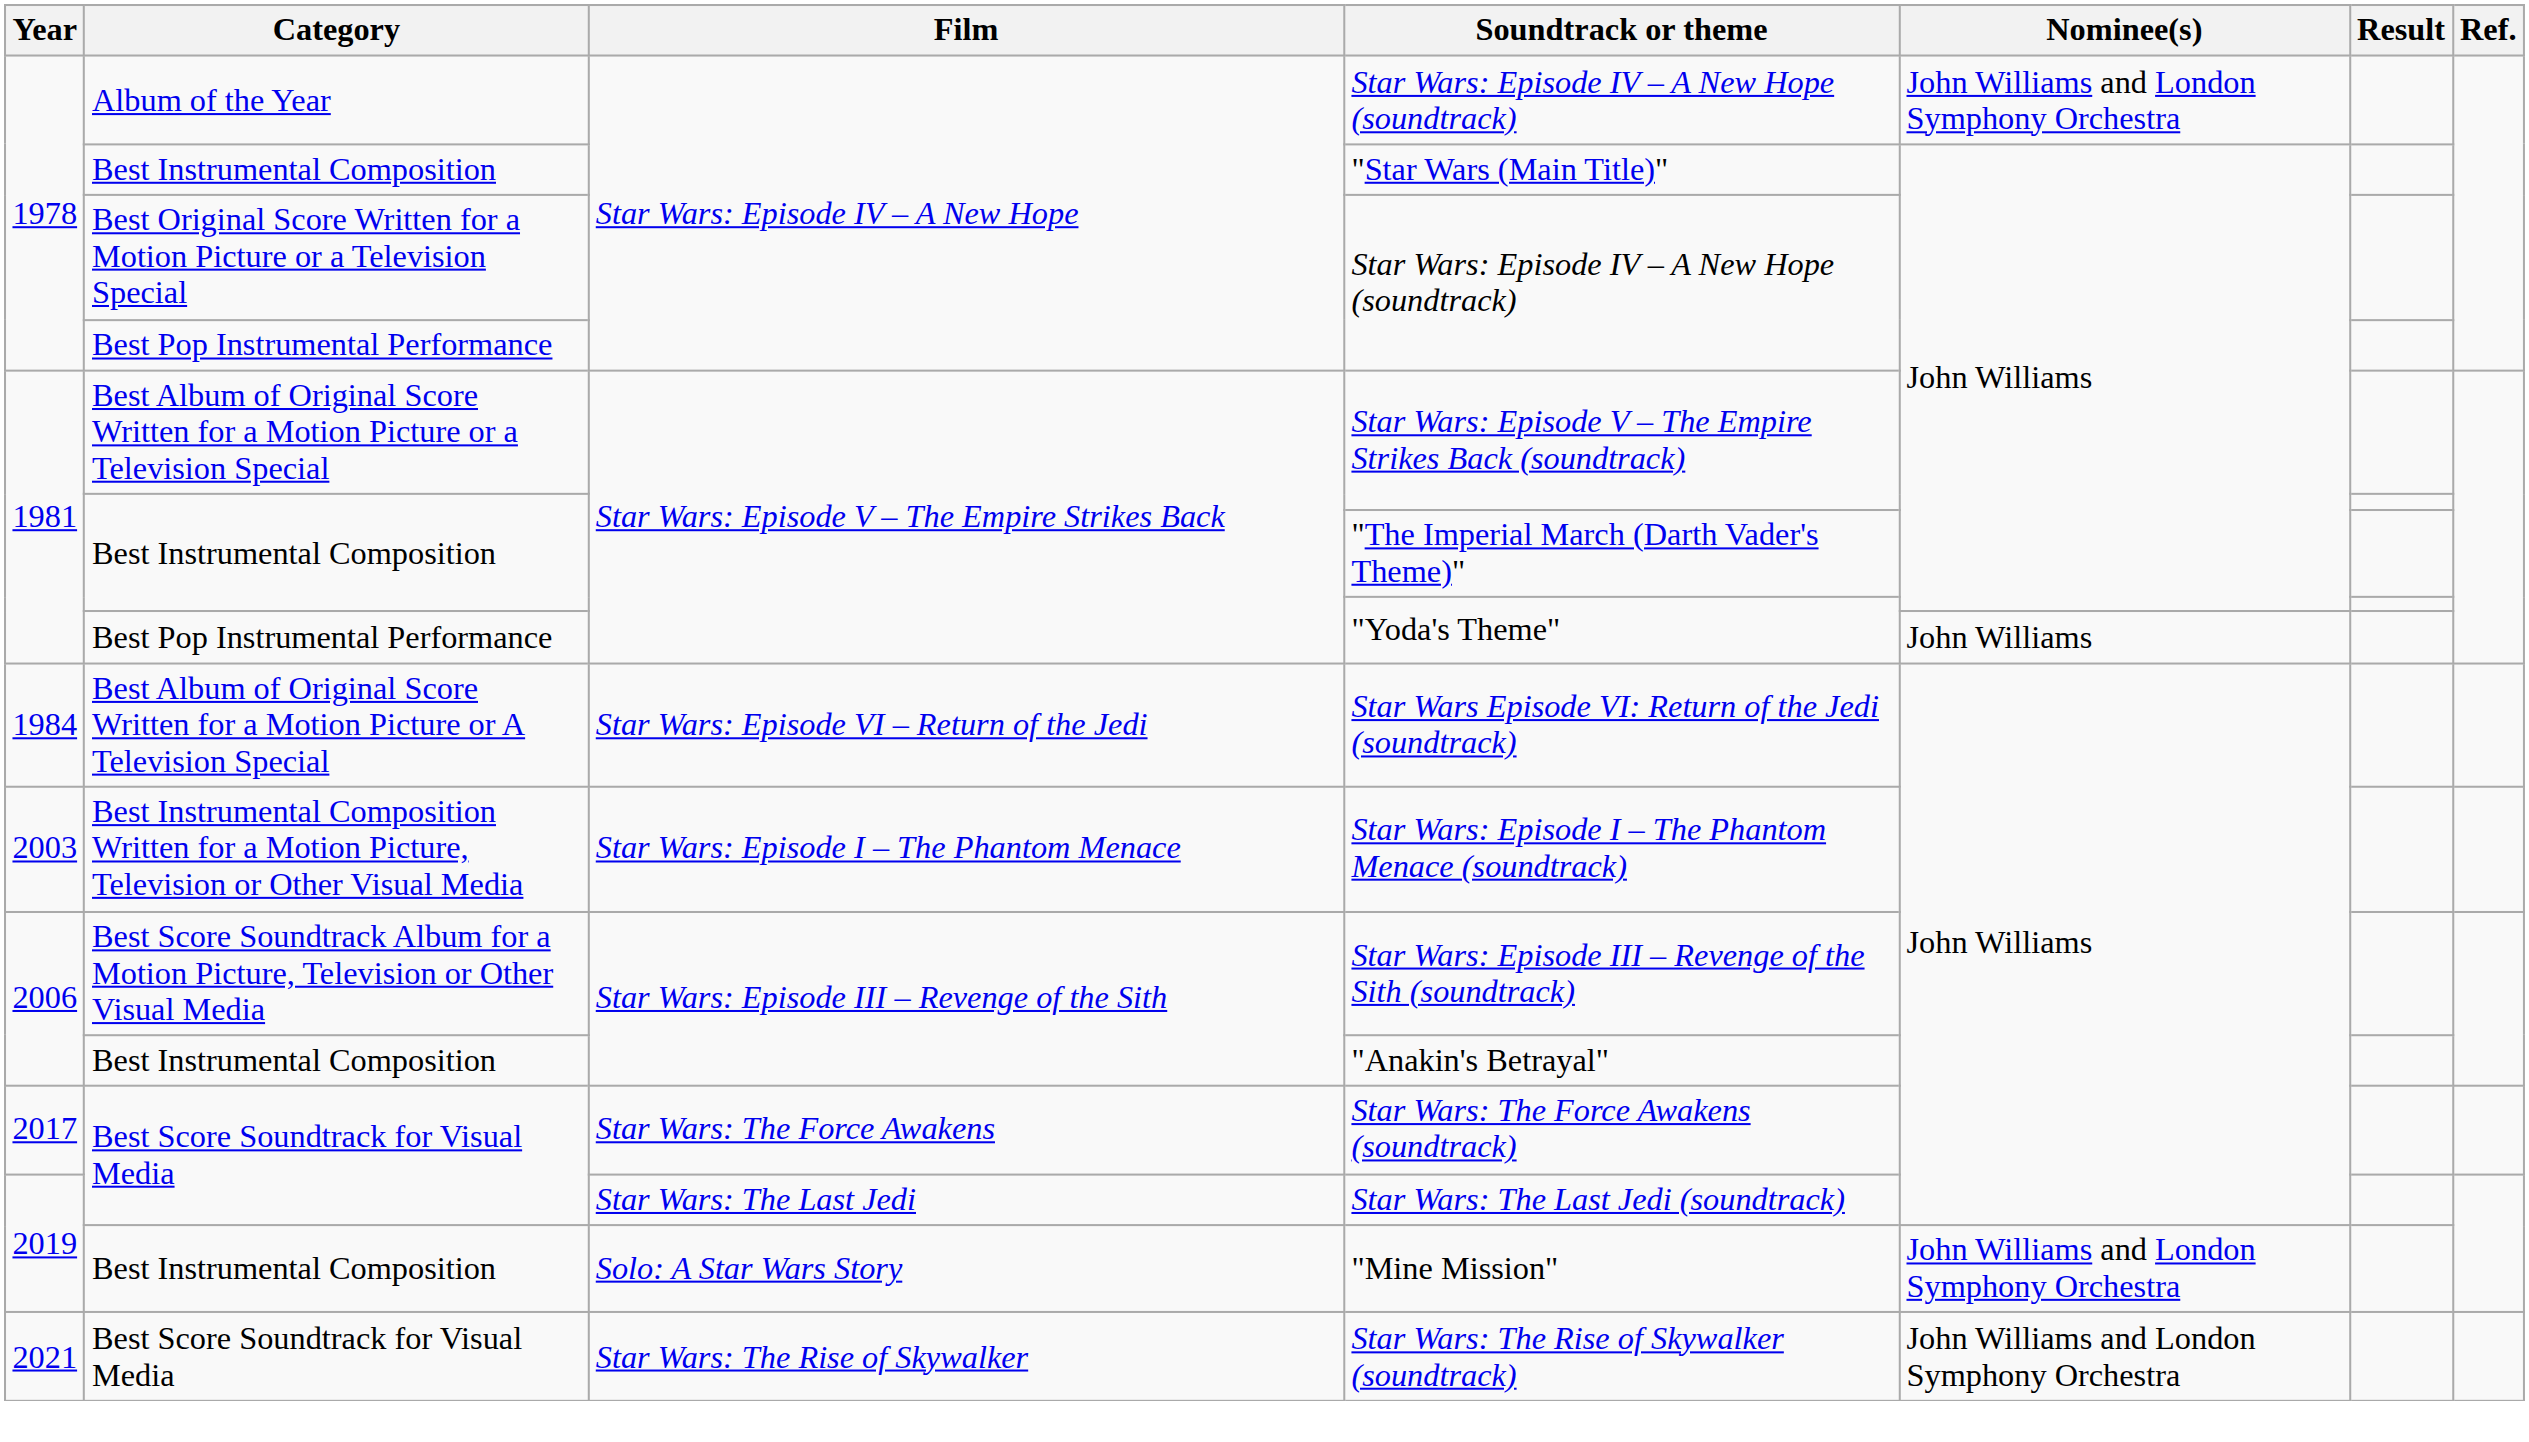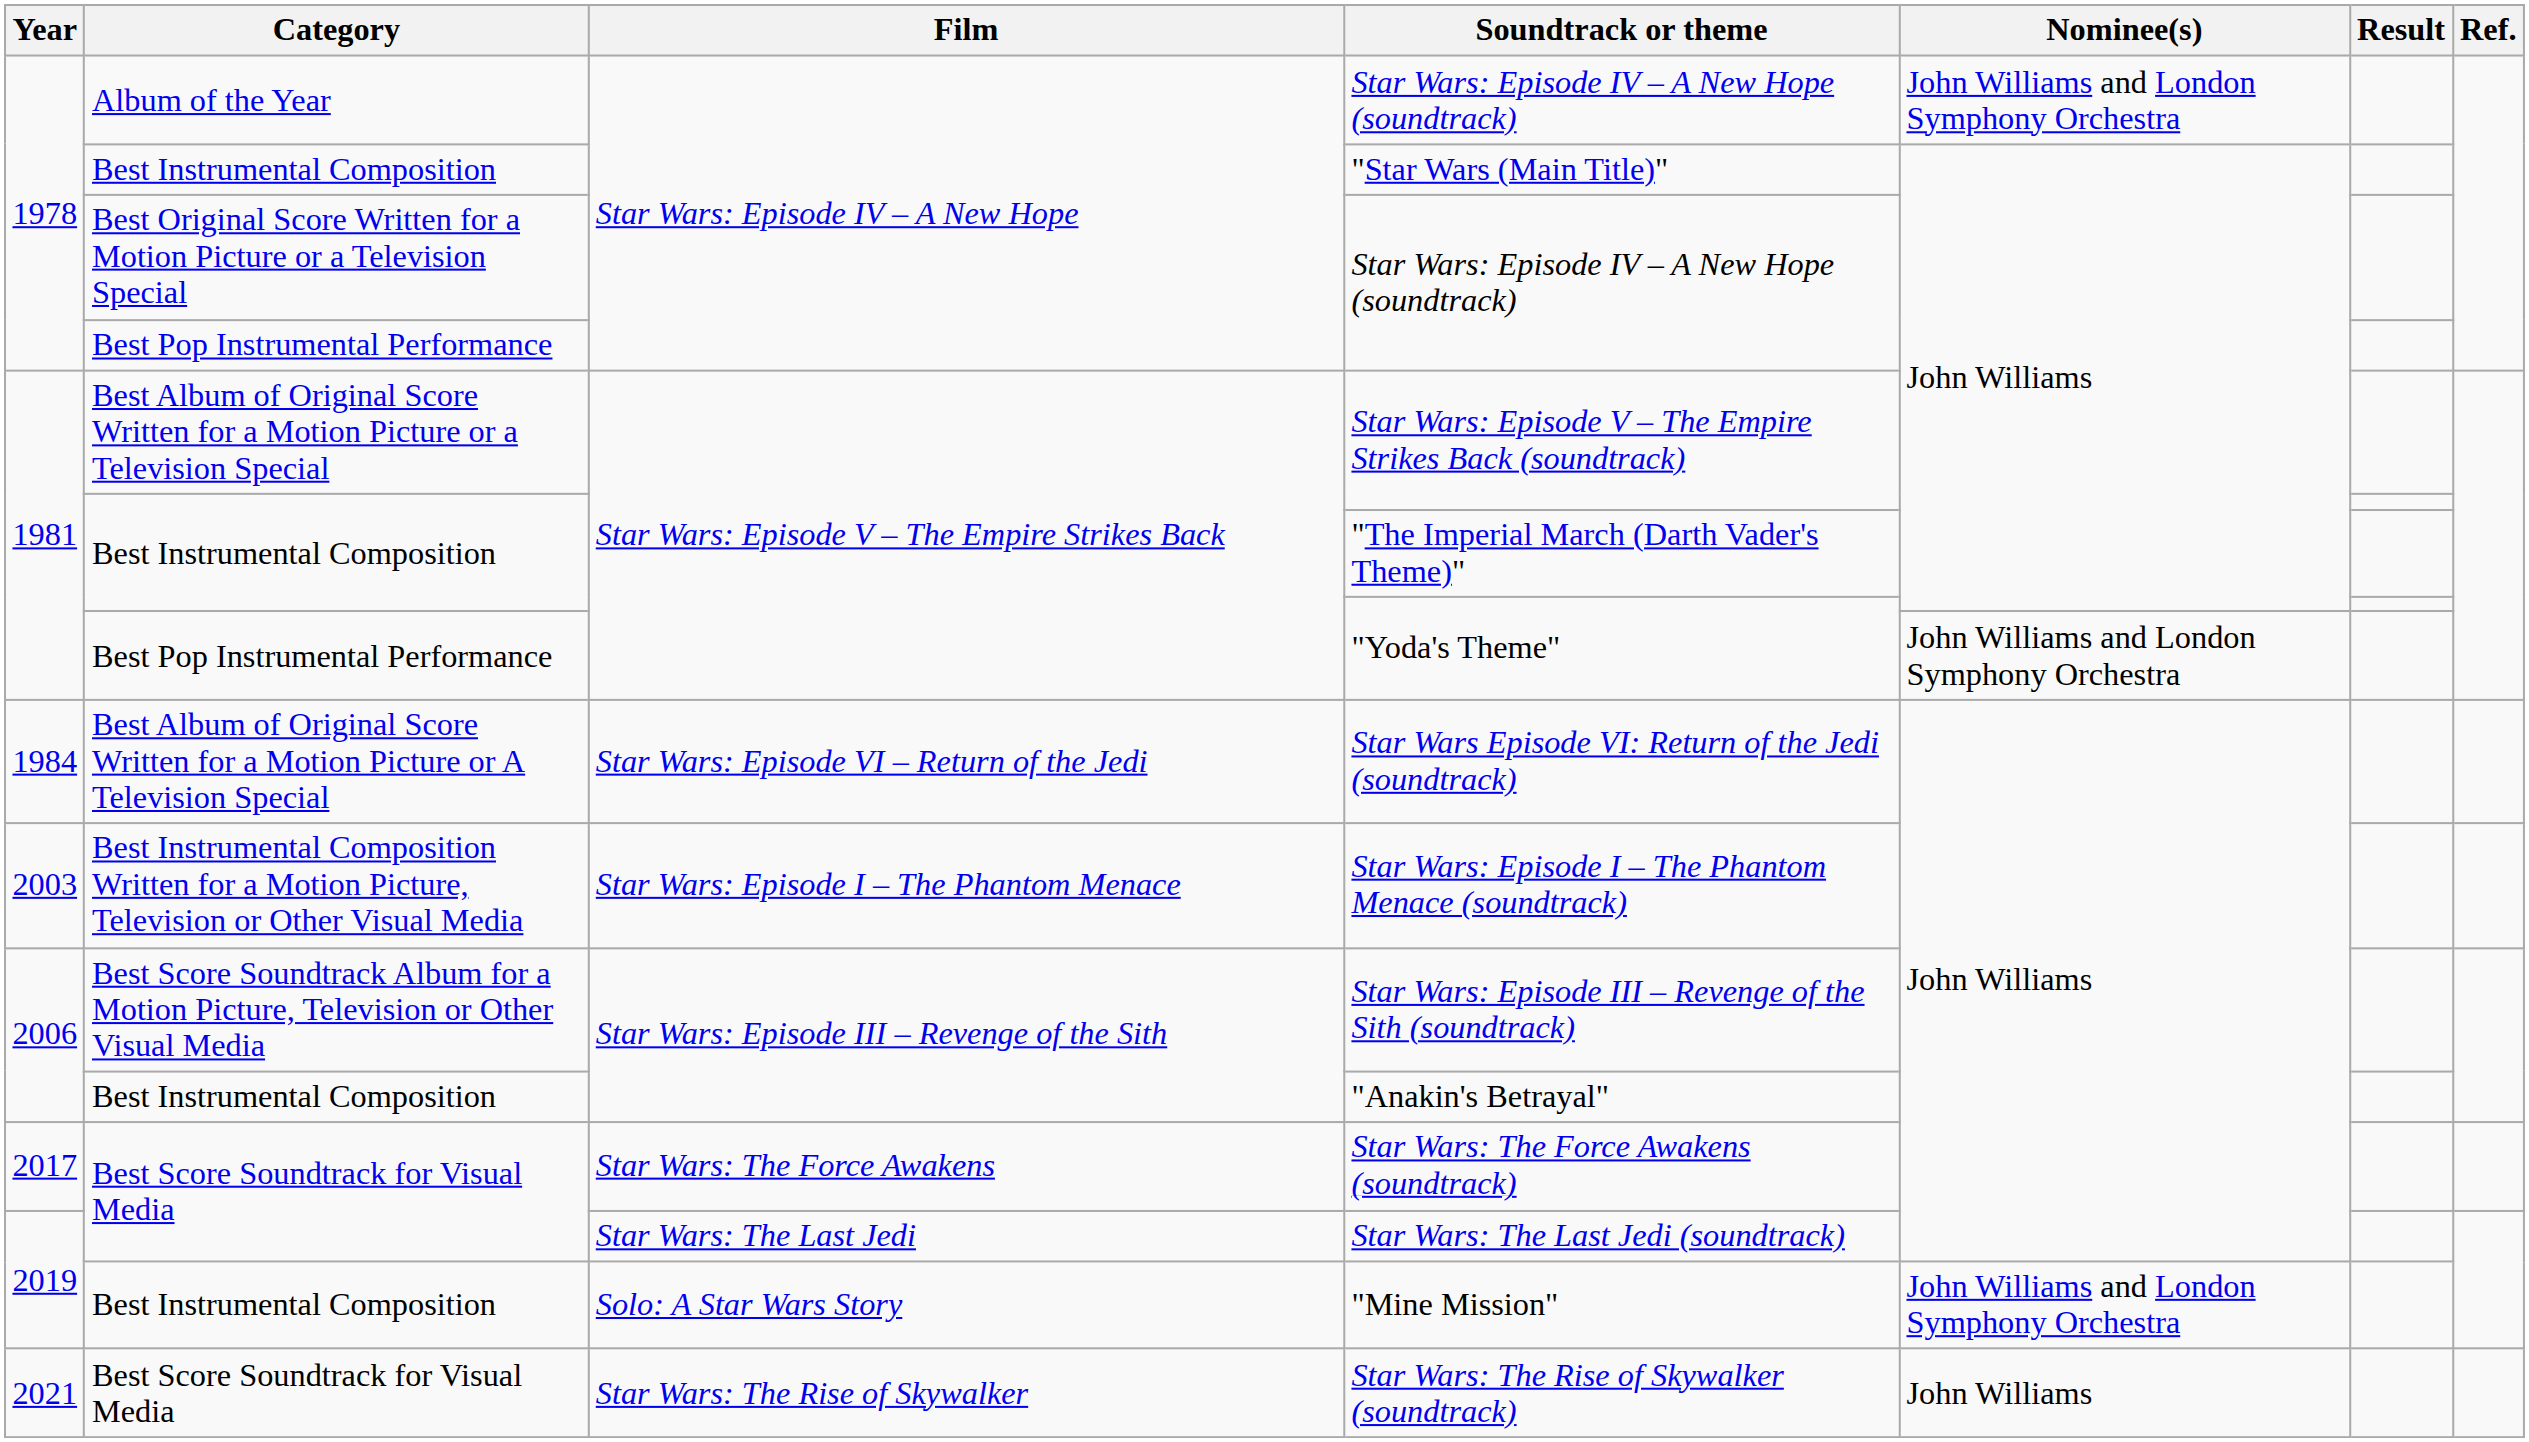(1999, 636) John Williams -> (2081, 655) John Williams and London Symphony Orchestra
(2081, 1356) John Williams and London Symphony Orchestra -> (1999, 1392) John Williams
